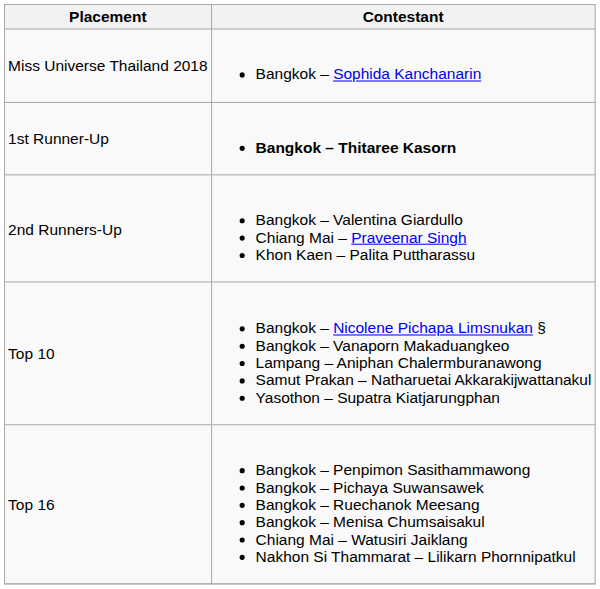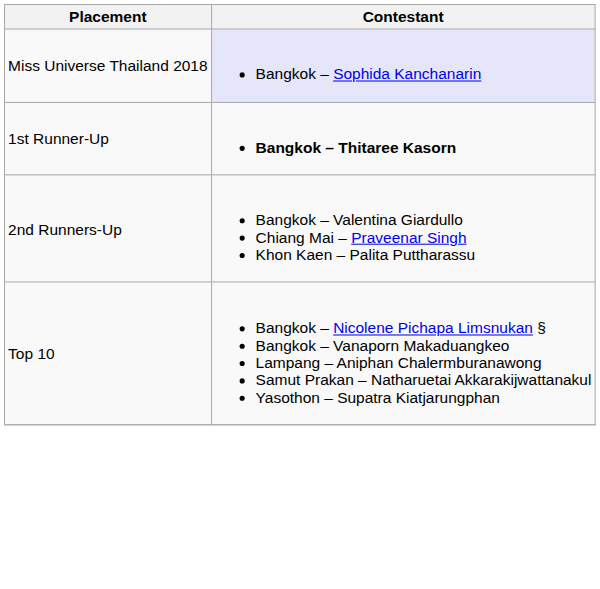(403, 74) no background -> (403, 74) lavender background
- row: (31, 505)
